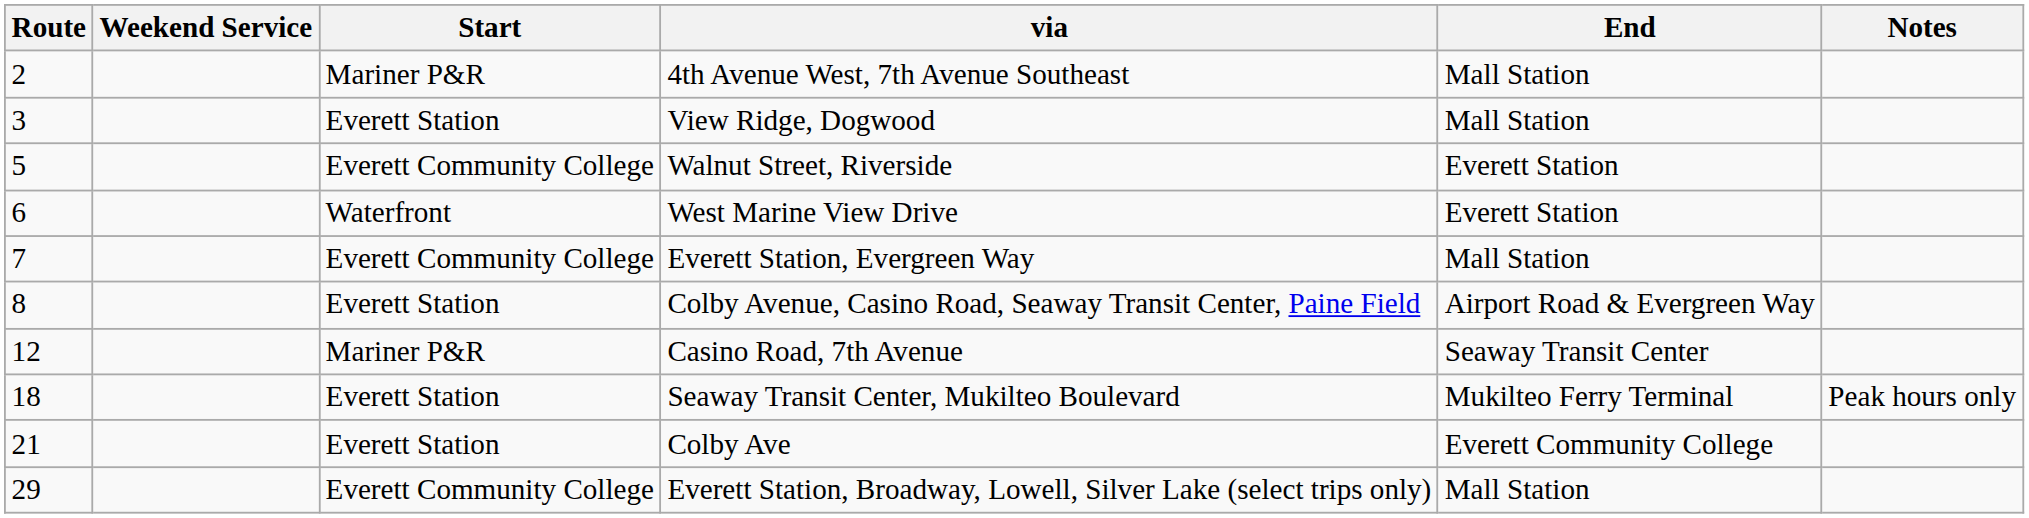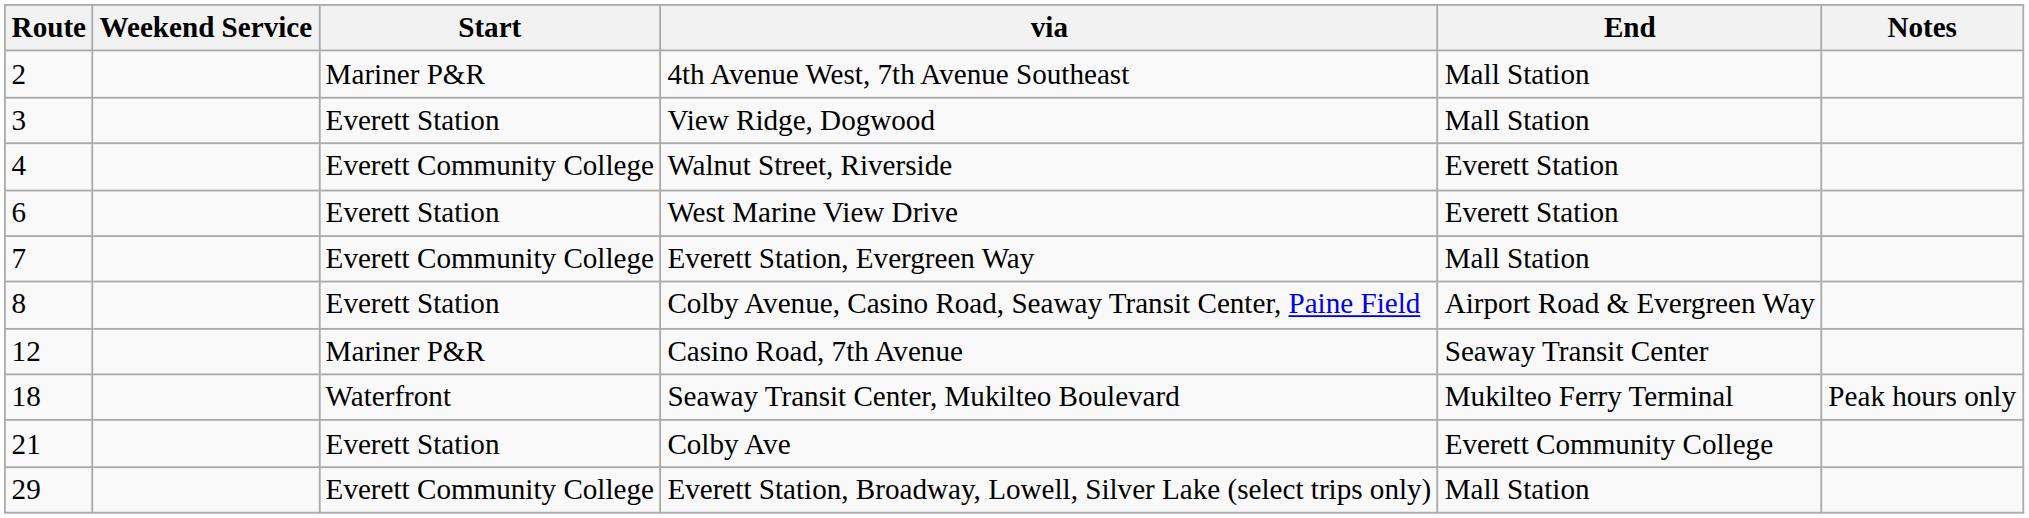(19, 166) 5 -> (19, 166) 4
(388, 212) Waterfront -> (413, 212) Everett Station
(413, 397) Everett Station -> (388, 397) Waterfront
